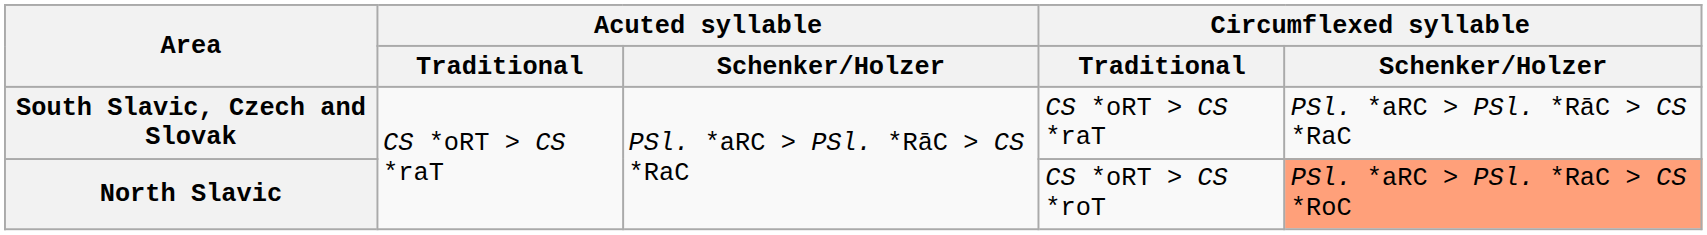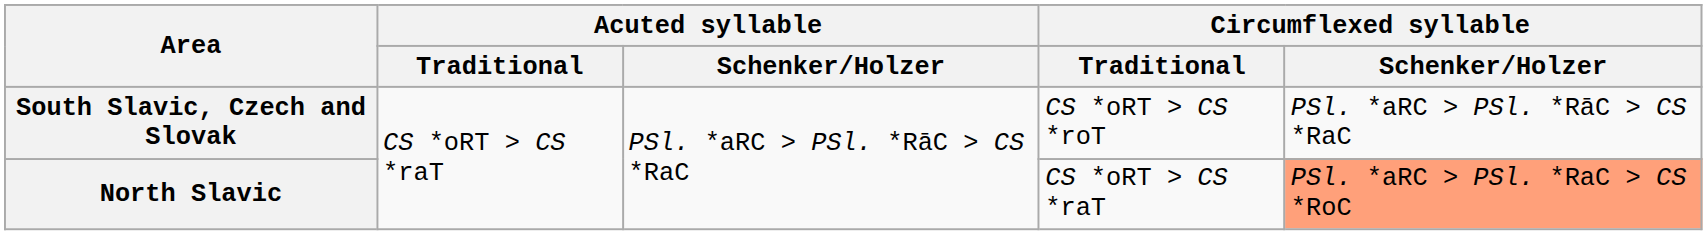(1137, 123) CS *oRT > CS *raT -> (1137, 123) CS *oRT > CS *roT
(1137, 193) CS *oRT > CS *roT -> (1137, 193) CS *oRT > CS *raT
